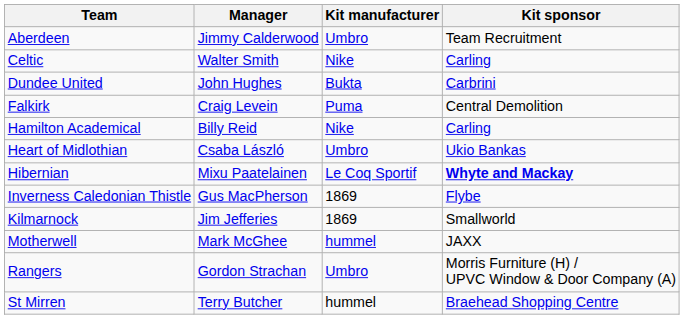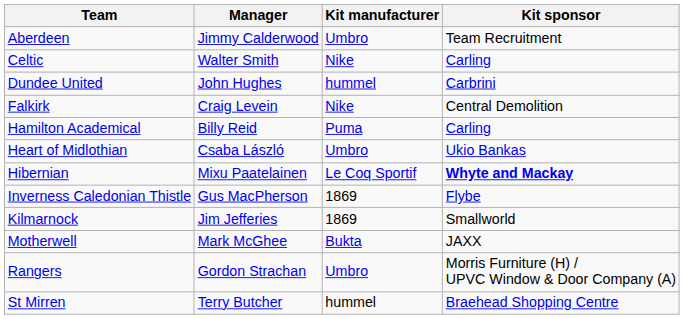(344, 83) Bukta -> (351, 83) hummel
(344, 106) Puma -> (340, 106) Nike
(340, 128) Nike -> (344, 128) Puma
(351, 241) hummel -> (344, 241) Bukta
